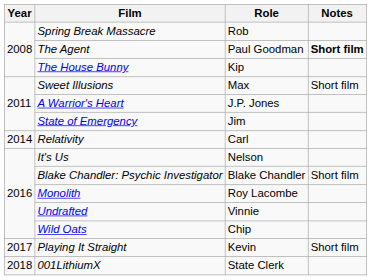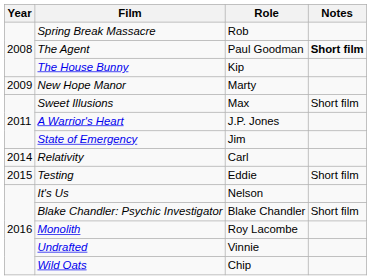+ row: (82, 85)
+ row: (56, 175)
- row: (82, 247)
- row: (69, 265)
